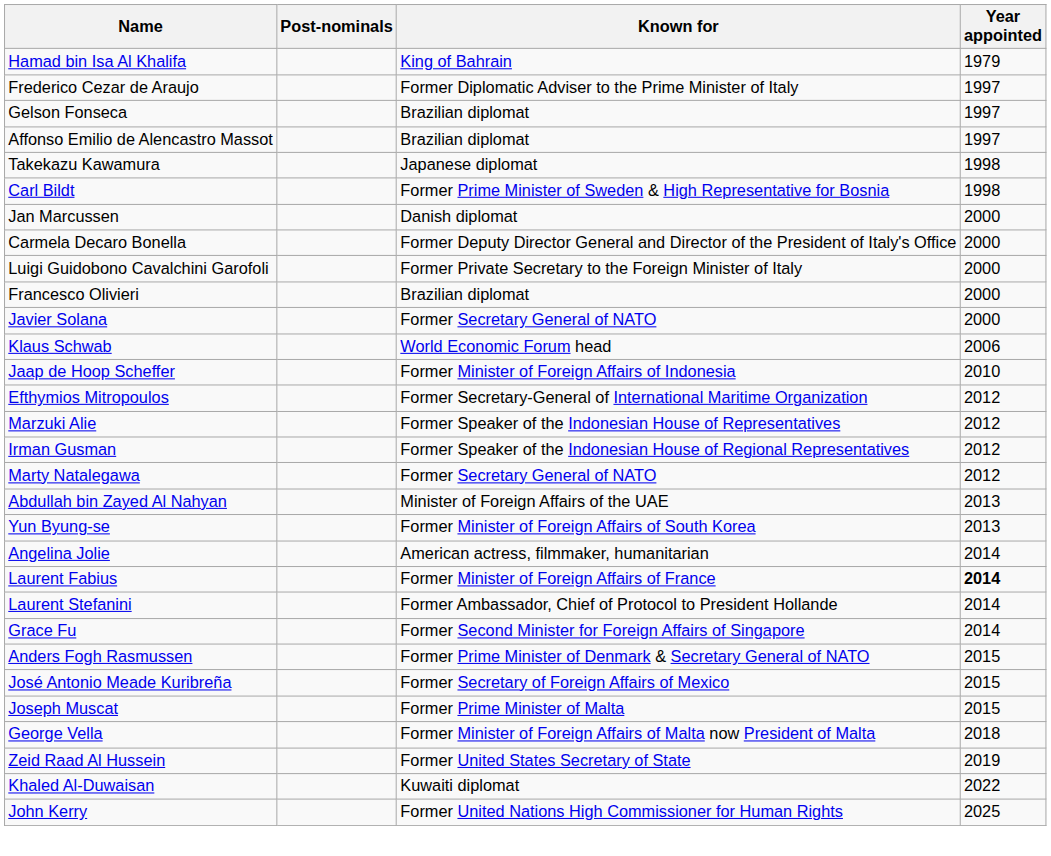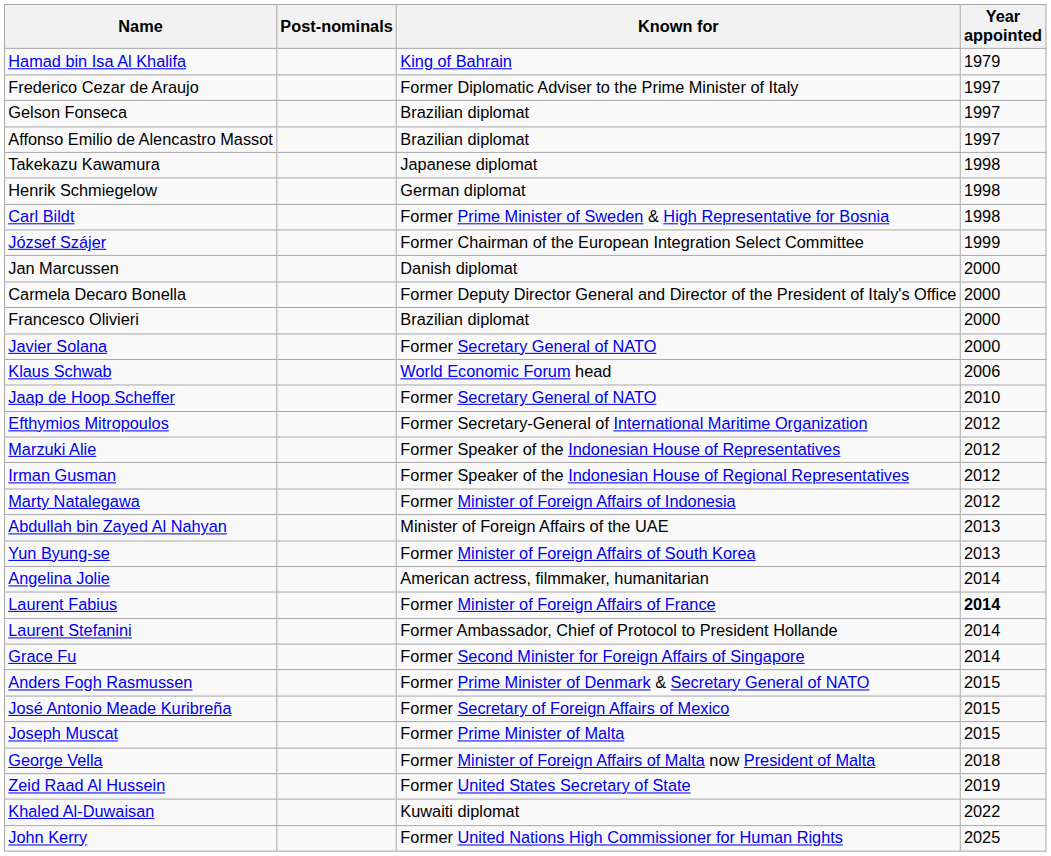+ row: (83, 191)
+ row: (57, 242)
- row: (138, 268)
(568, 372) Former Minister of Foreign Affairs of Indonesia -> (528, 398) Former Secretary General of NATO
(528, 475) Former Secretary General of NATO -> (568, 501) Former Minister of Foreign Affairs of Indonesia
